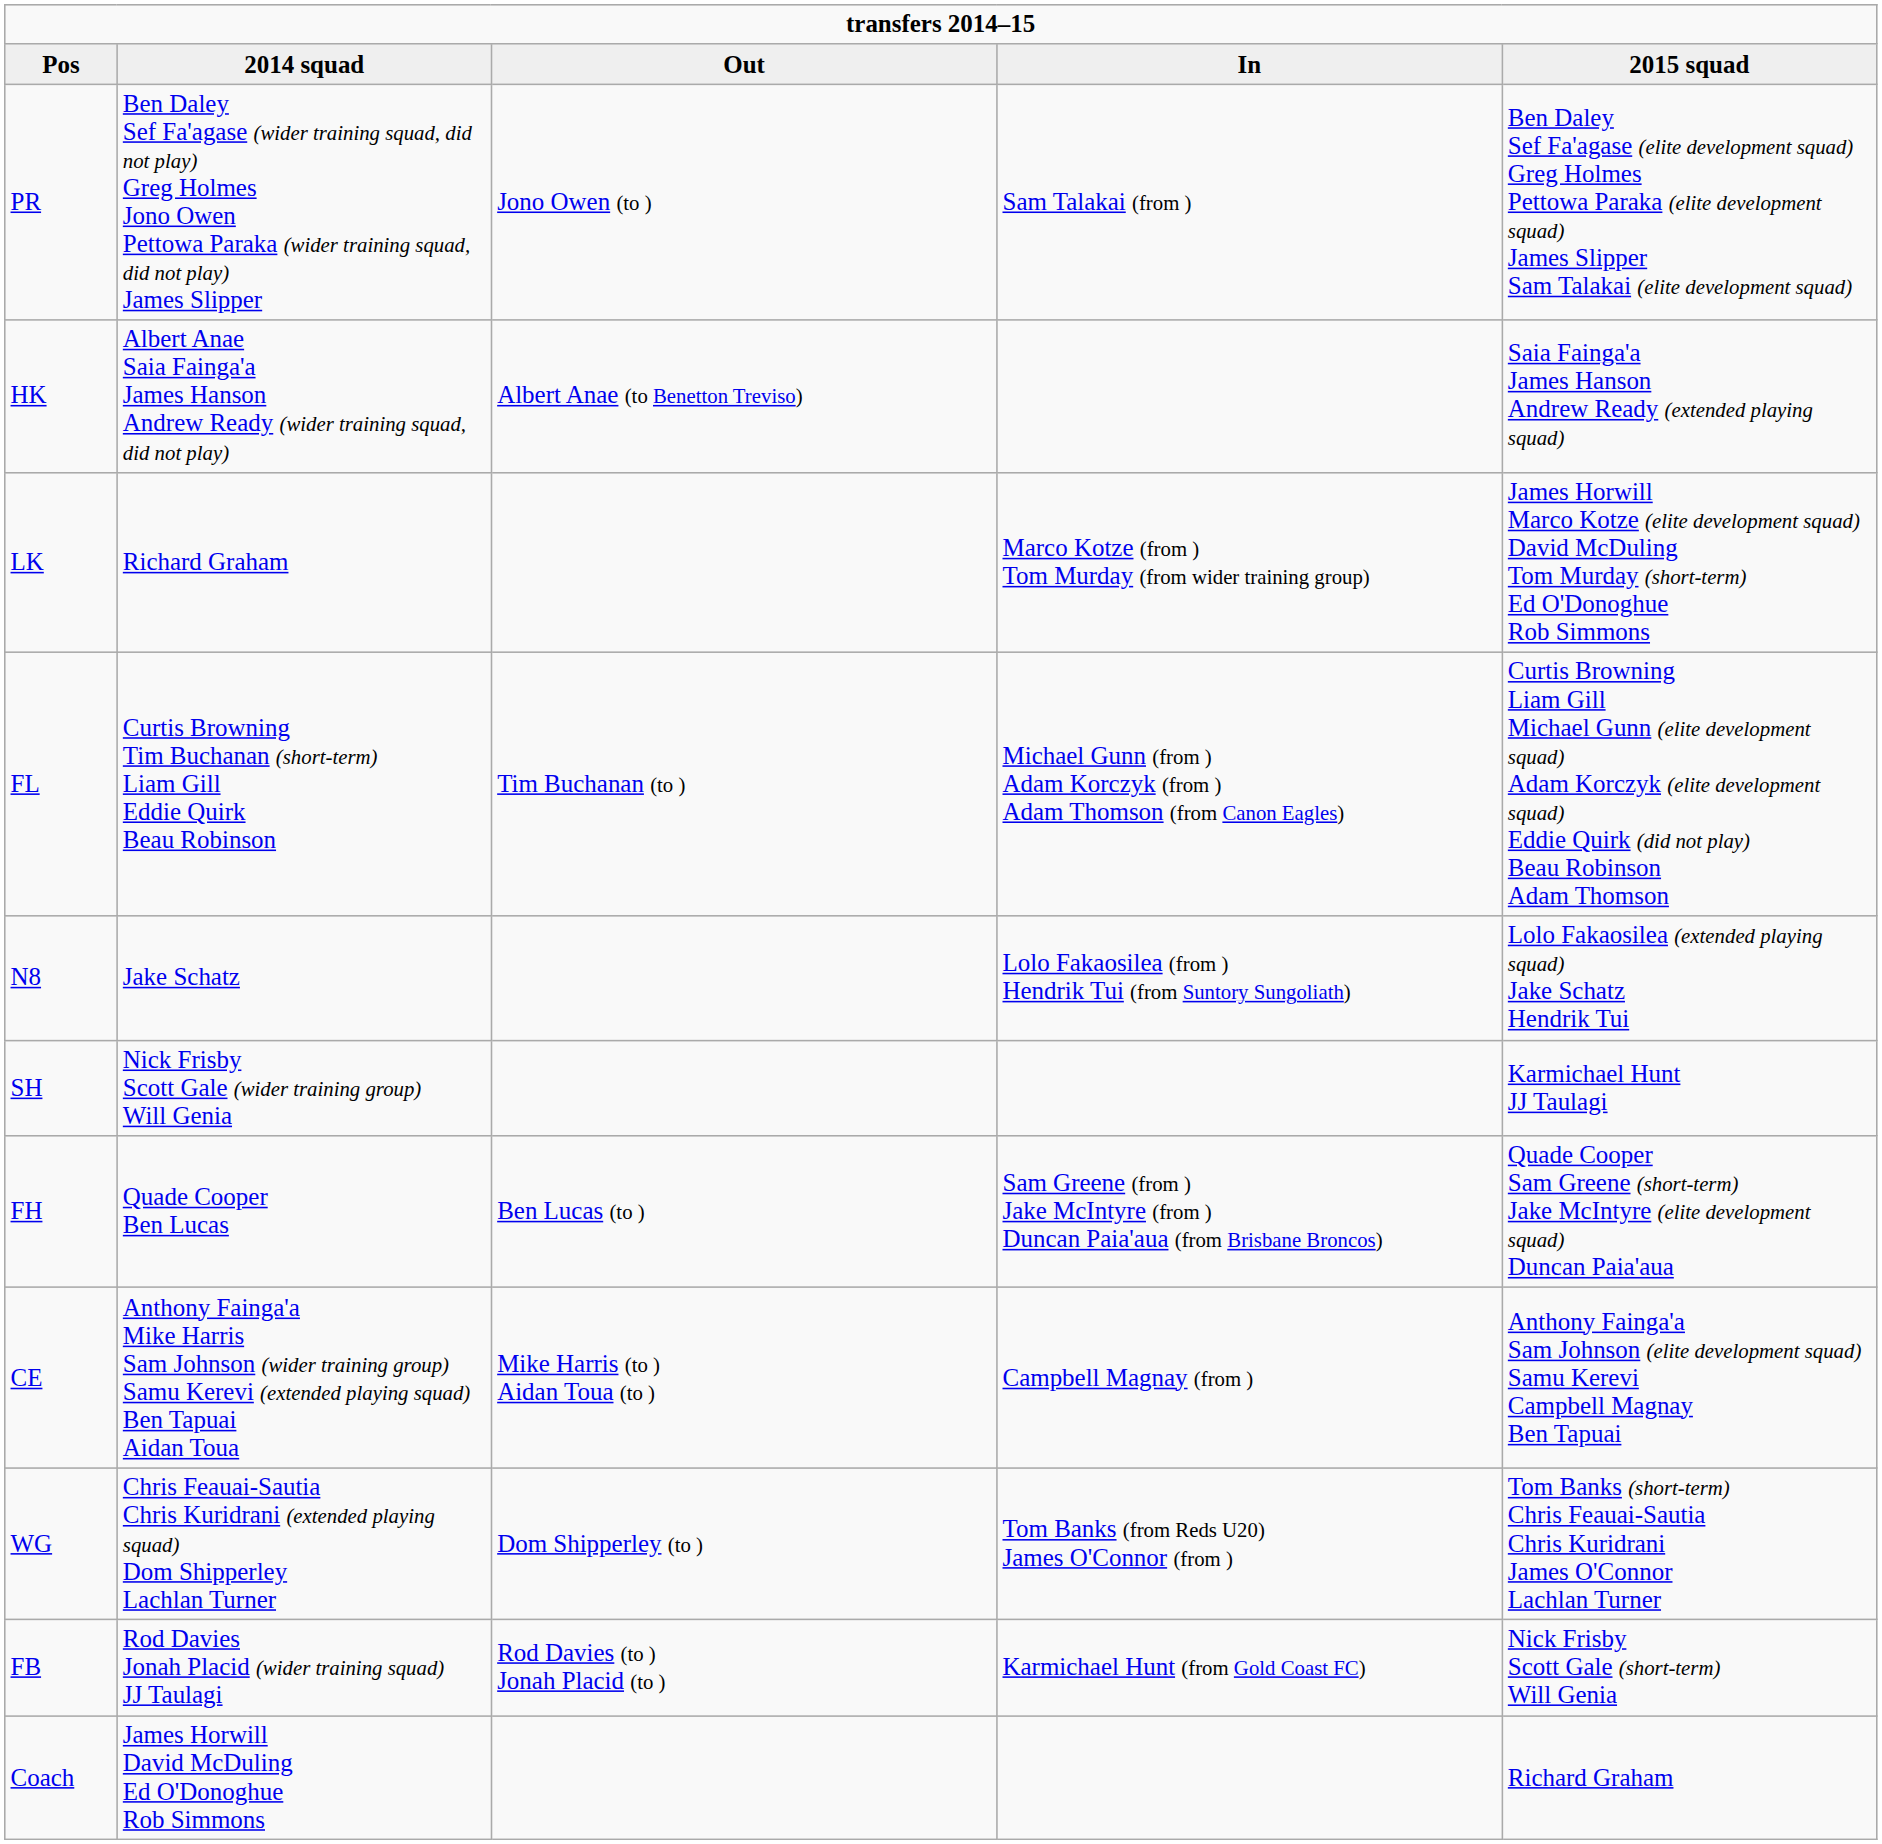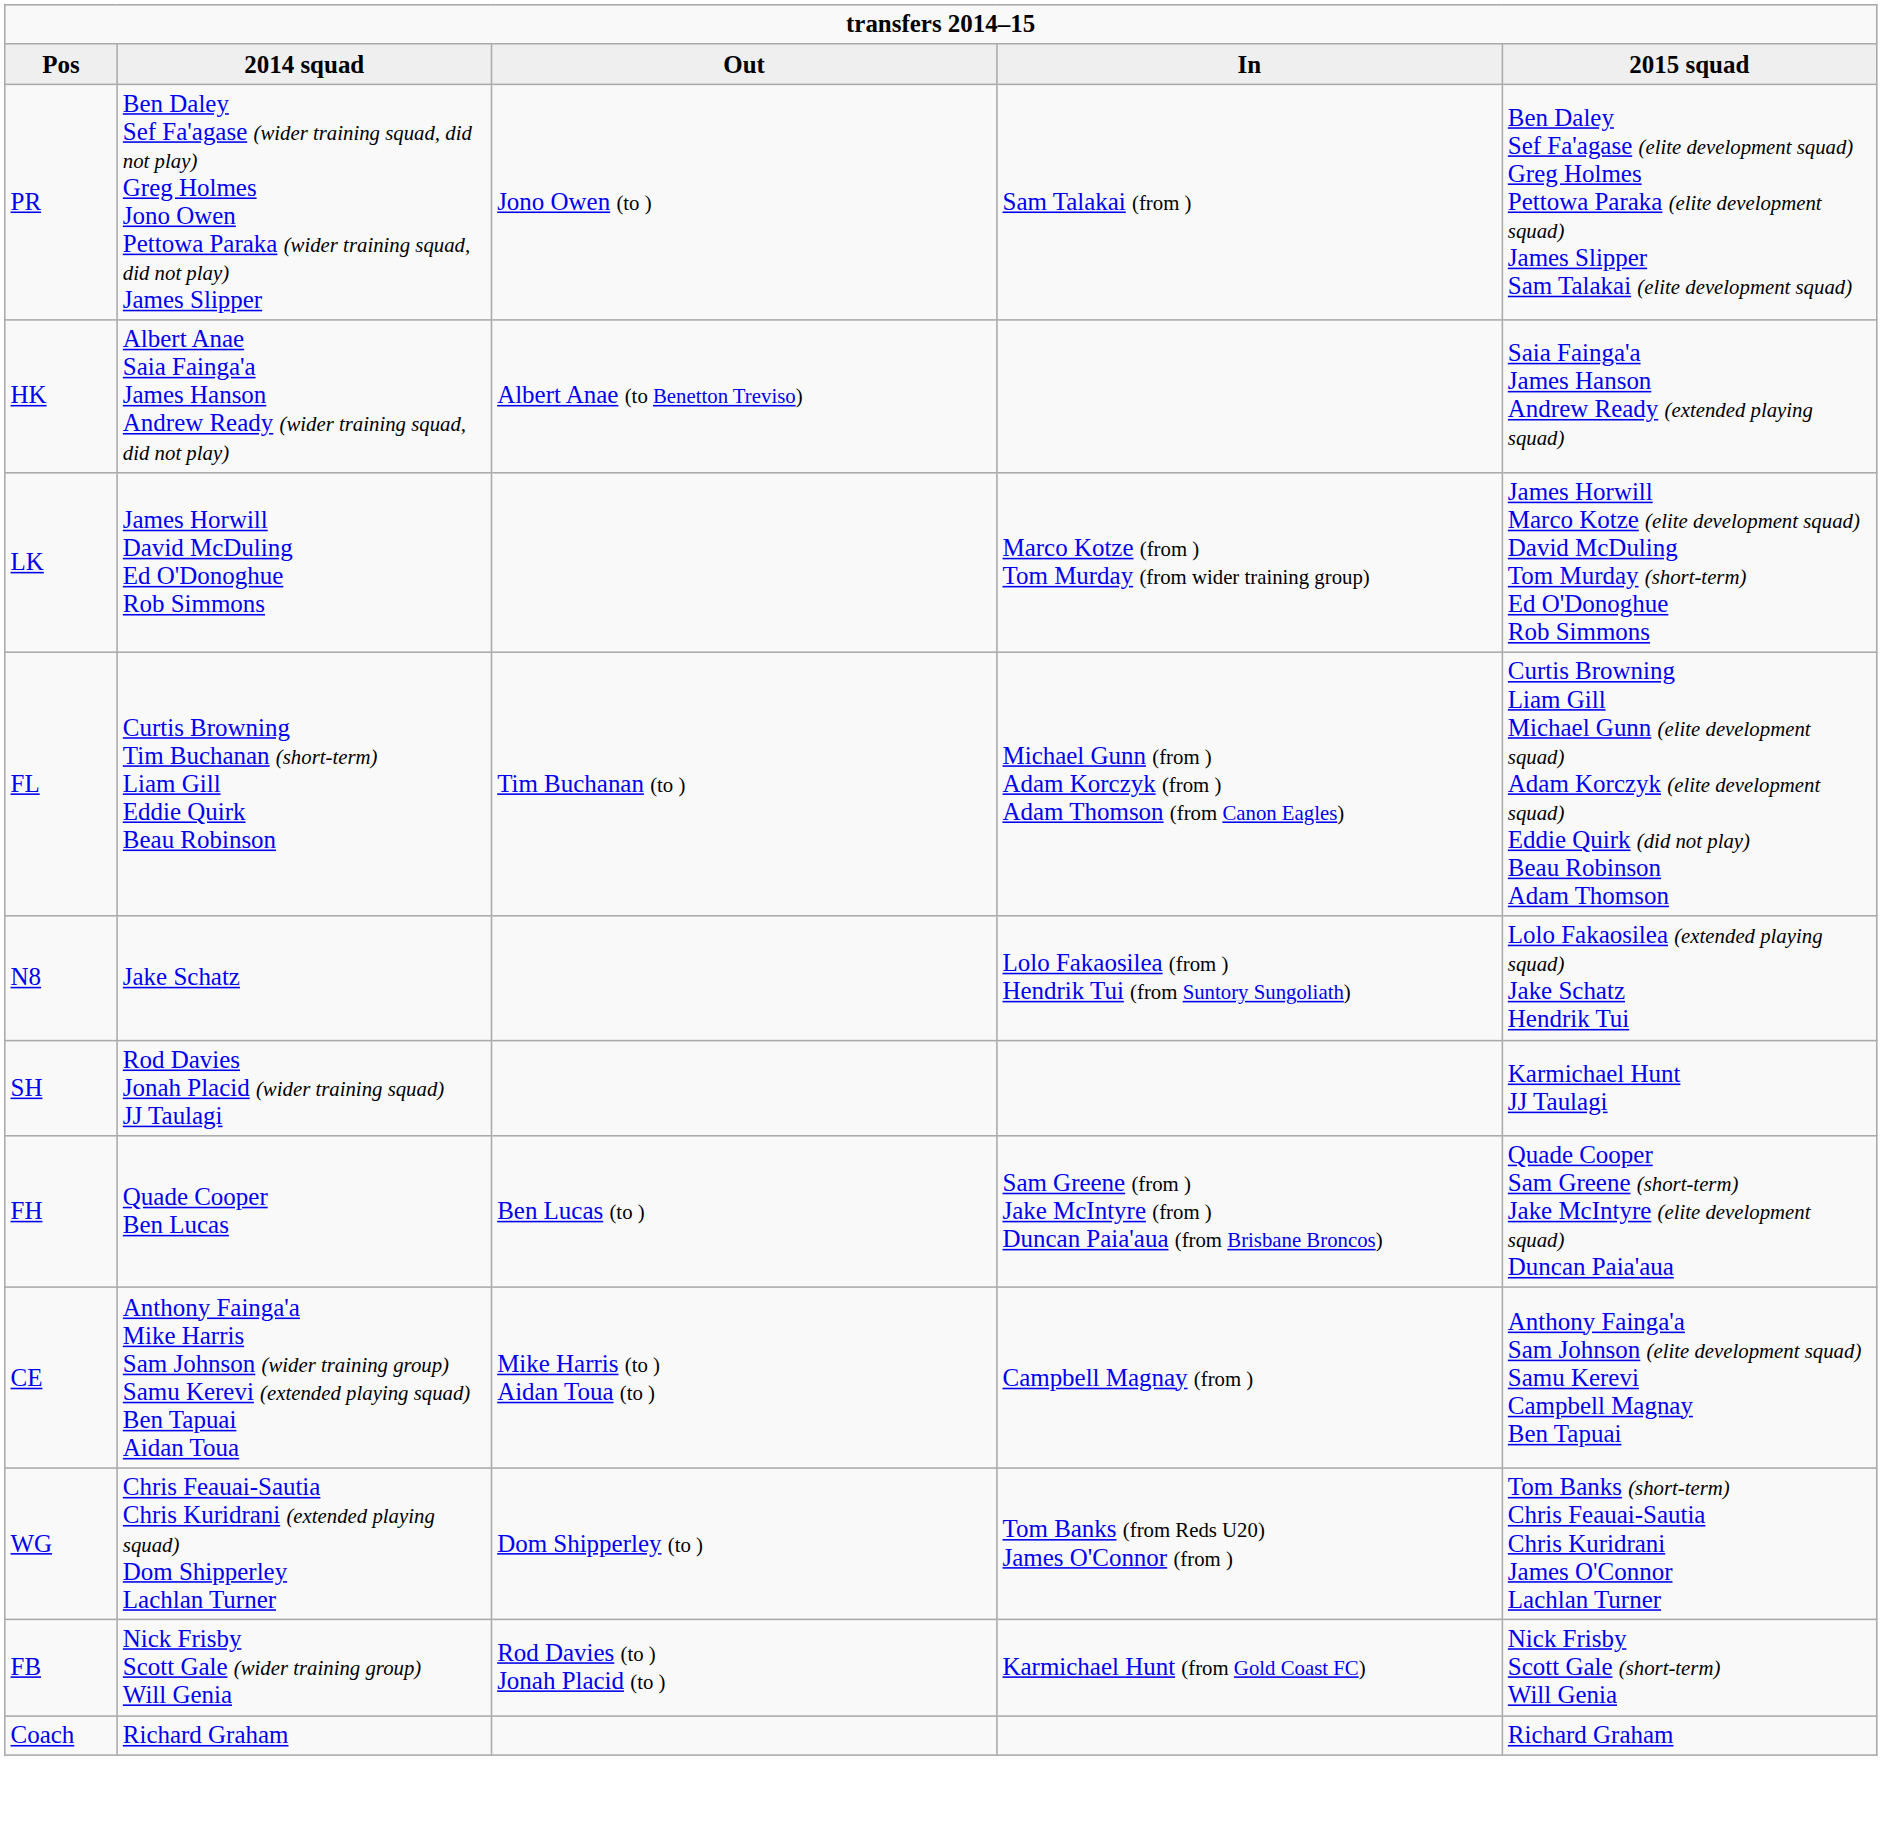(206, 561) Richard Graham -> (208, 561) James Horwill David McDuling Ed O'Donoghue Rob Simmons
(272, 1087) Nick Frisby Scott Gale (wider training group) Will Genia -> (284, 1087) Rod Davies Jonah Placid (wider training squad) JJ Taulagi
(284, 1667) Rod Davies Jonah Placid (wider training squad) JJ Taulagi -> (272, 1667) Nick Frisby Scott Gale (wider training group) Will Genia
(208, 1776) James Horwill David McDuling Ed O'Donoghue Rob Simmons -> (206, 1734) Richard Graham
